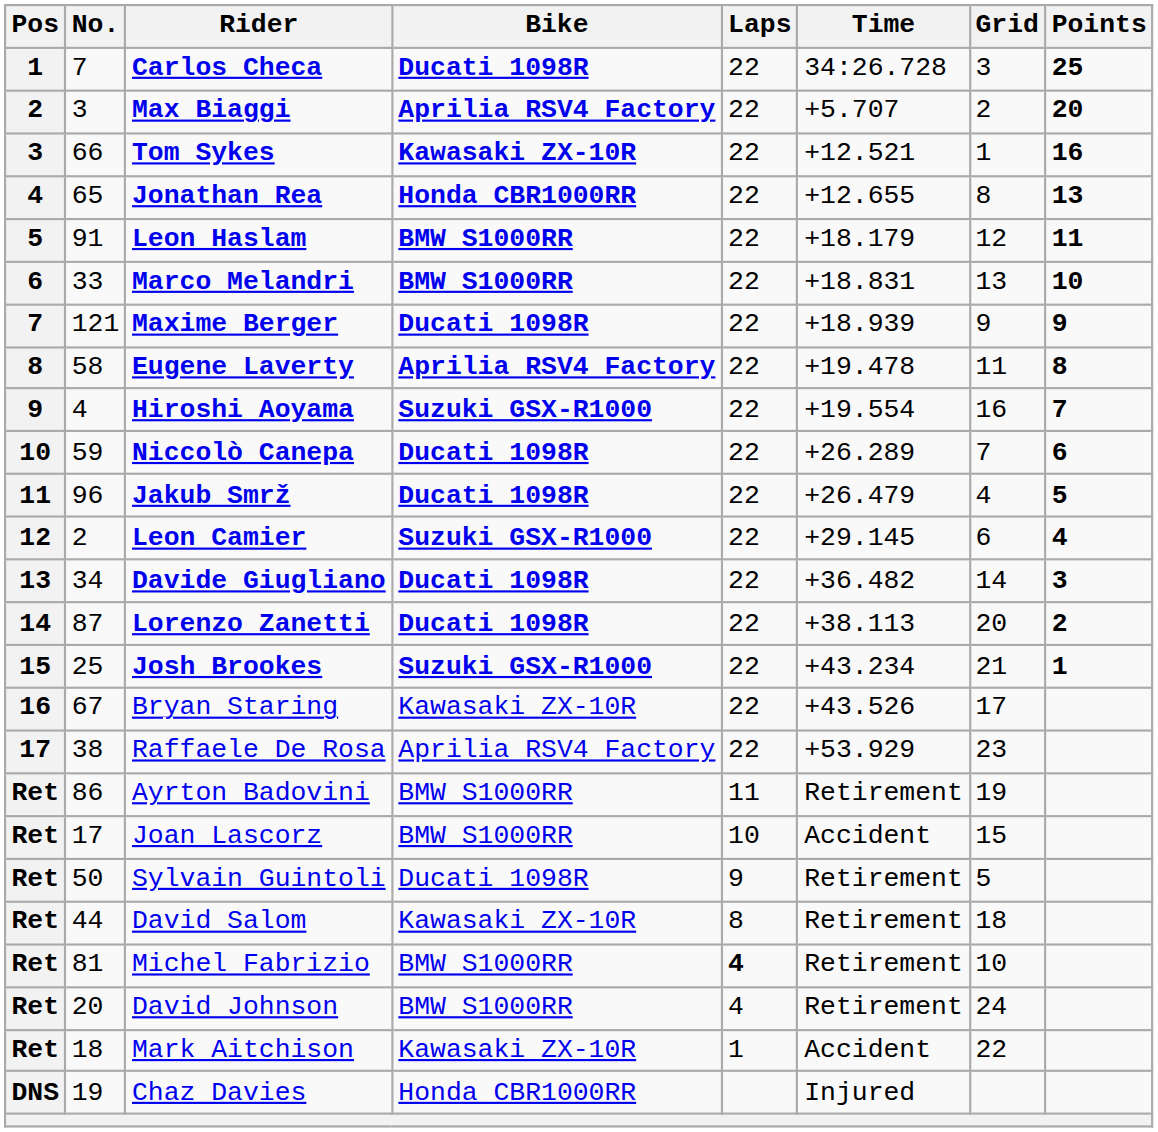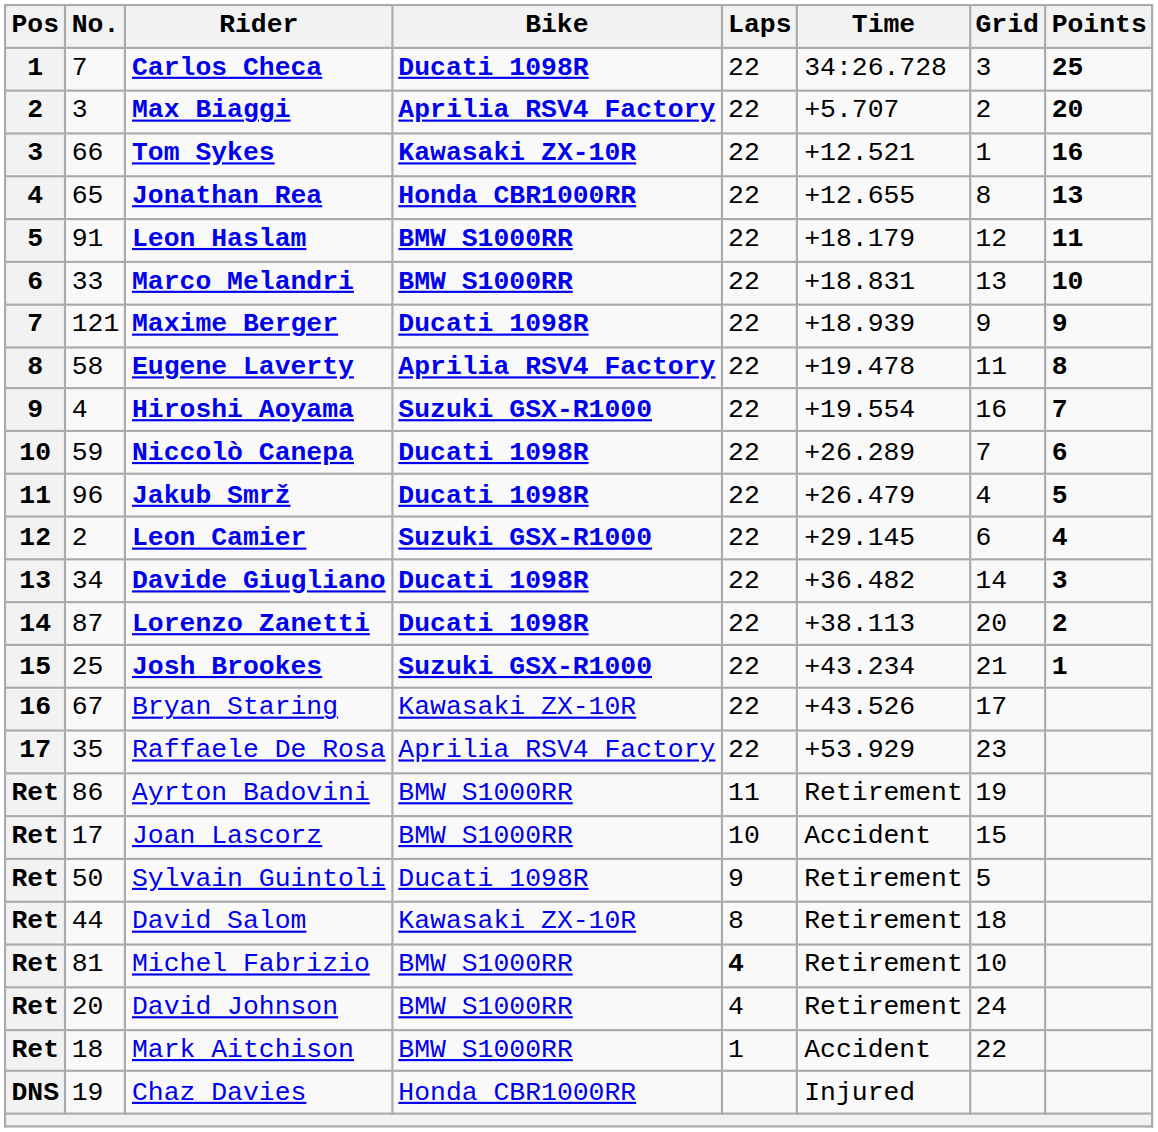(88, 752) 38 -> (88, 752) 35
(517, 1051) Kawasaki ZX-10R -> (486, 1051) BMW S1000RR
